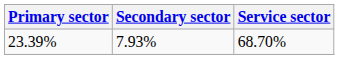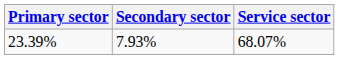(262, 41) 68.70% -> (262, 41) 68.07%
